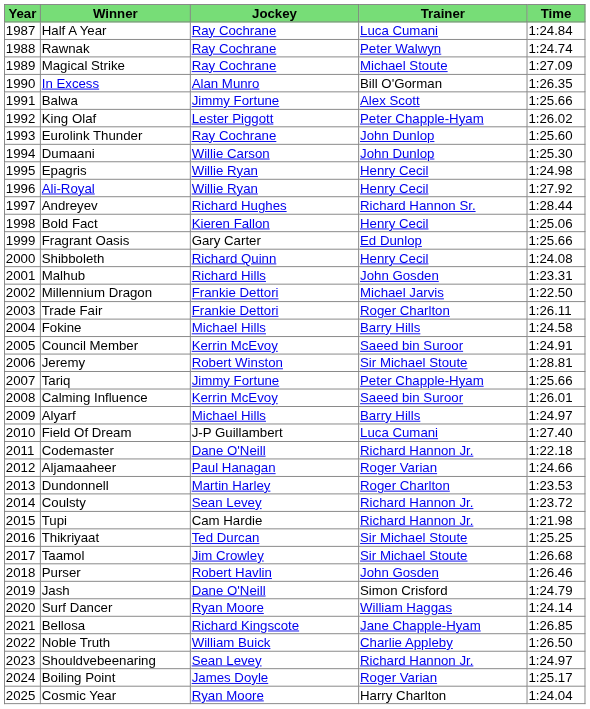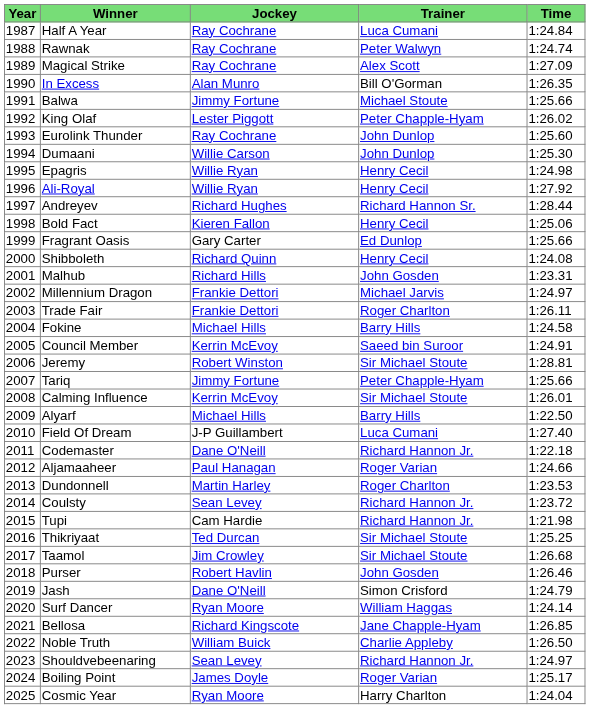(404, 66) Michael Stoute -> (390, 66) Alex Scott
(390, 101) Alex Scott -> (404, 101) Michael Stoute
(550, 293) 1:22.50 -> (550, 293) 1:24.97
(412, 398) Saeed bin Suroor -> (414, 398) Sir Michael Stoute
(550, 415) 1:24.97 -> (550, 415) 1:22.50
